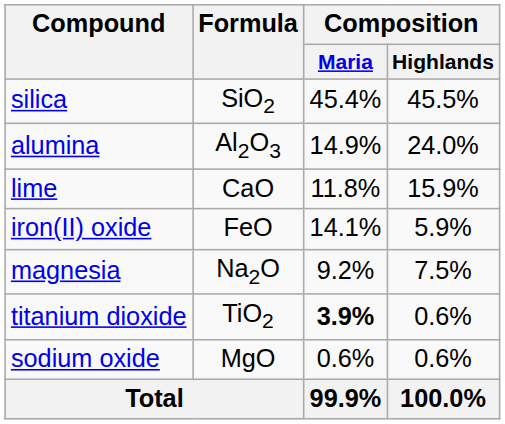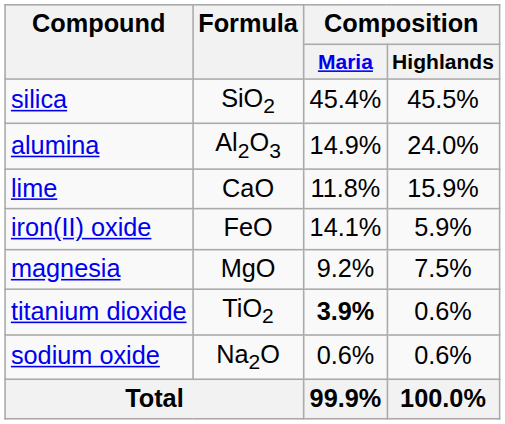(248, 272) Na2O -> (248, 268) MgO
(248, 359) MgO -> (248, 357) Na2O
